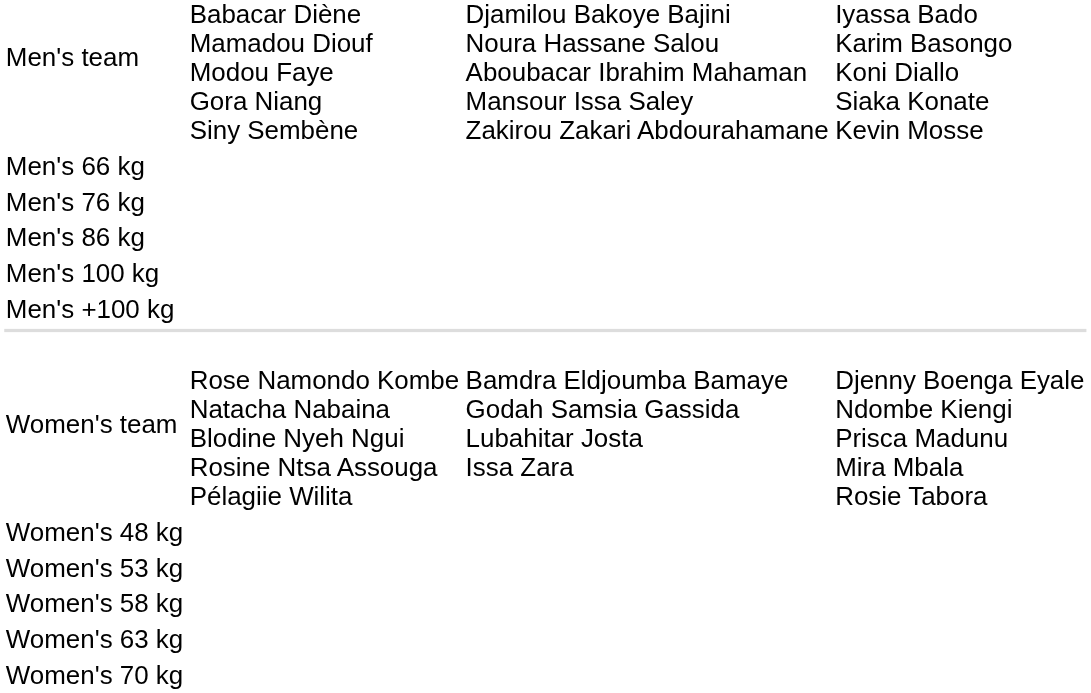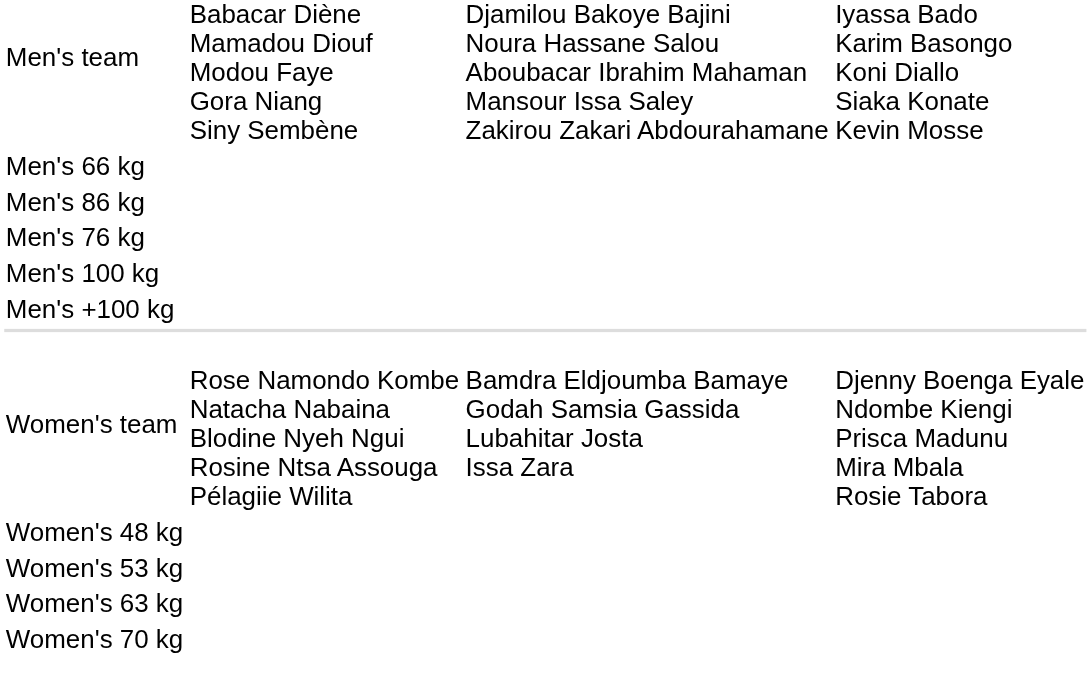rows swapped: (75, 202) <-> (75, 237)
- row: (95, 603)
